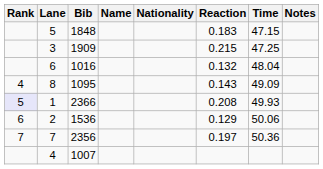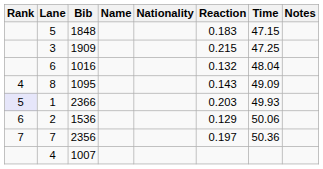(223, 102) 0.208 -> (223, 102) 0.203
